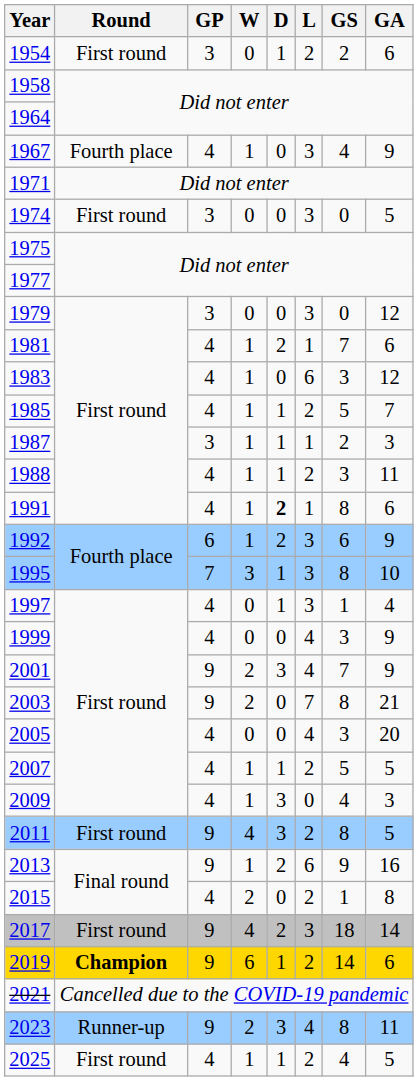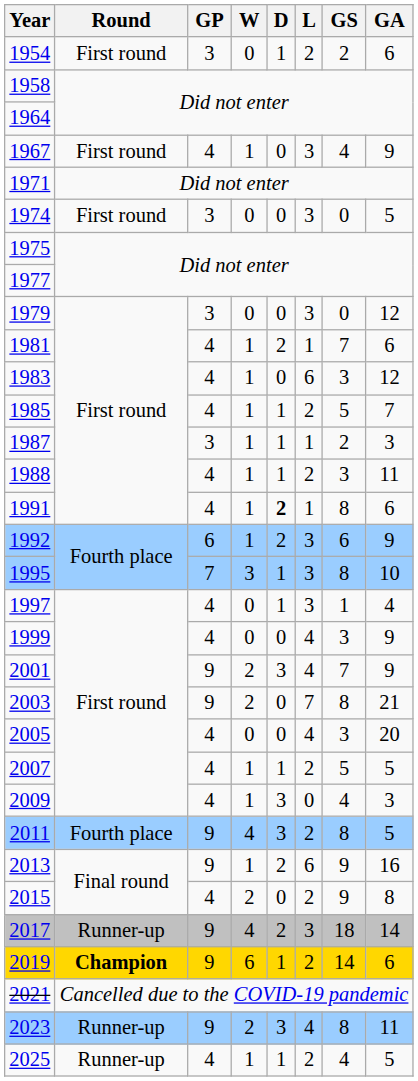(121, 150) Fourth place -> (121, 150) First round
(121, 832) First round -> (121, 832) Fourth place
(344, 897) 1 -> (344, 897) 9
(121, 930) First round -> (121, 930) Runner-up
(121, 1060) First round -> (121, 1060) Runner-up
